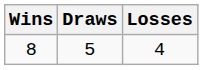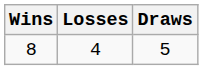columns swapped: (160, 20) <-> (90, 20)
